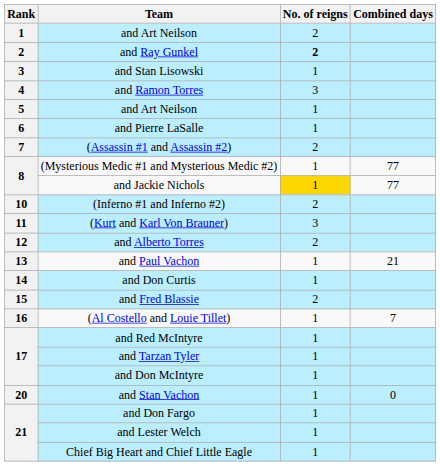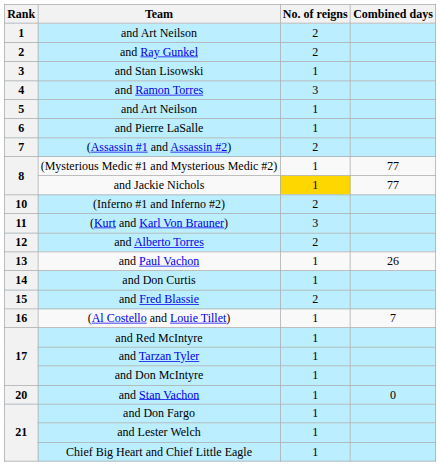(315, 52) bold -> (315, 52) normal
(393, 261) 21 -> (393, 261) 26
